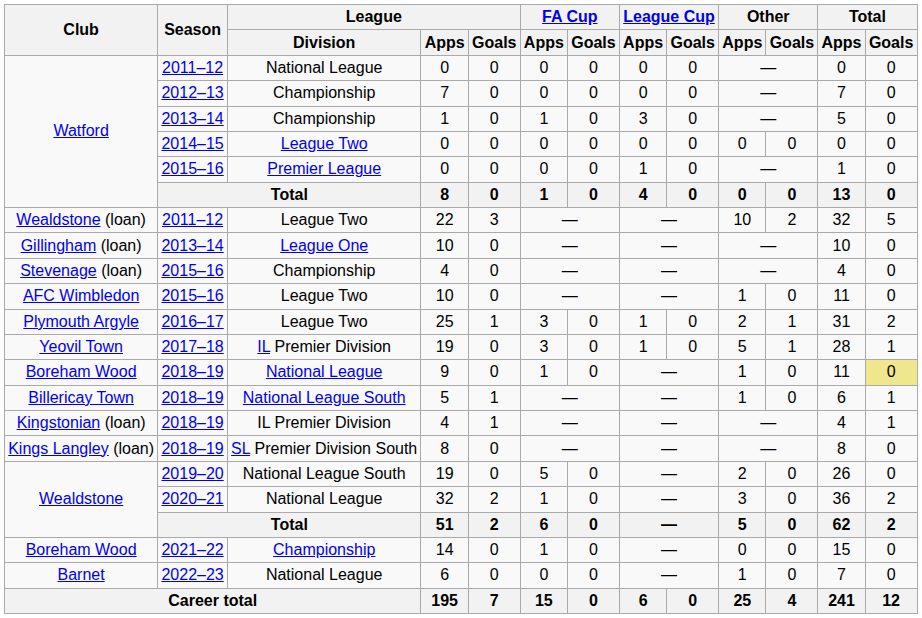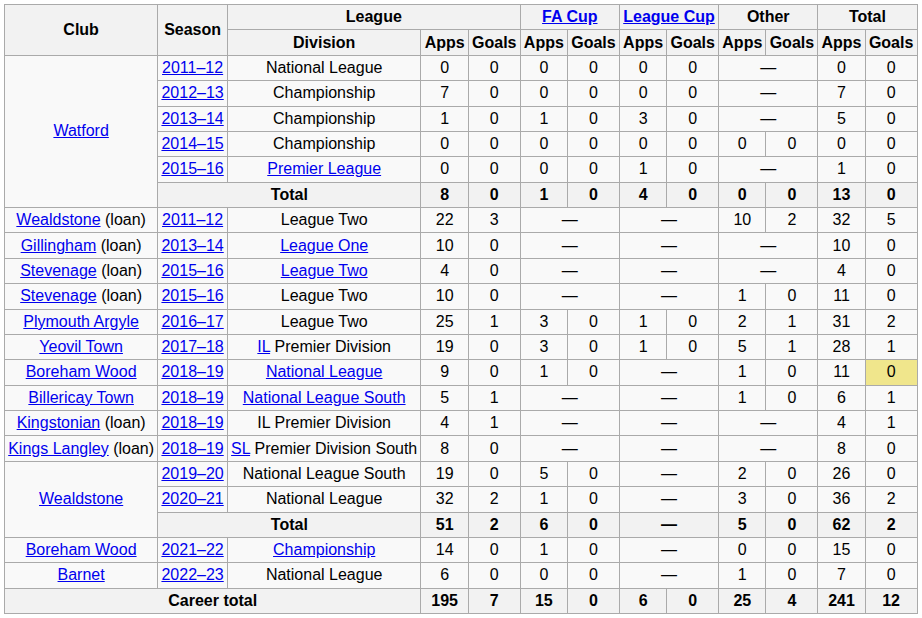(324, 144) League Two -> (324, 144) Championship
(324, 270) Championship -> (324, 270) League Two
(81, 296) AFC Wimbledon -> (81, 296) Stevenage (loan)
